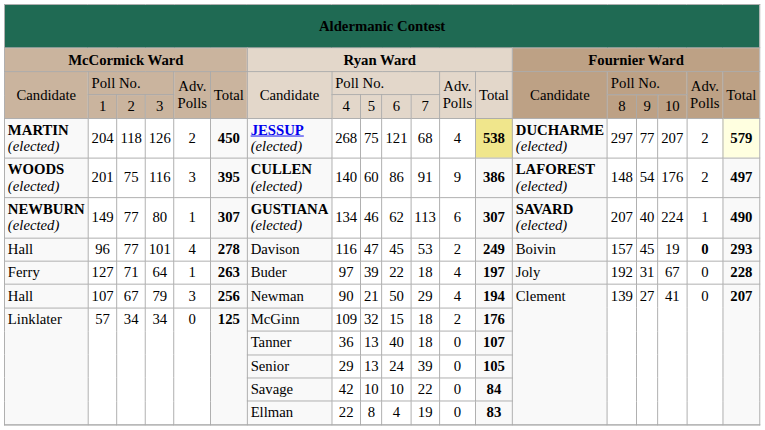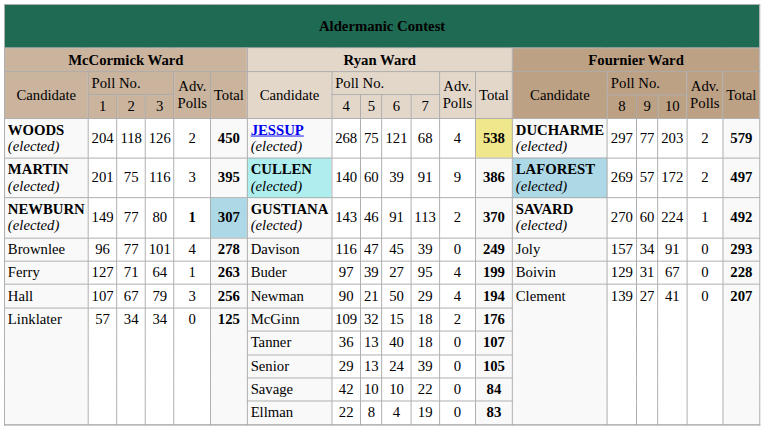(38, 138) MARTIN (elected) -> (36, 138) WOODS (elected)
(672, 138) 207 -> (672, 138) 203
(741, 138) lightyellow background -> (741, 138) no background
(36, 177) WOODS (elected) -> (38, 177) MARTIN (elected)
(281, 177) no background -> (281, 177) paleturquoise background
(397, 177) 86 -> (397, 177) 39
(555, 177) no background -> (555, 177) lightblue background
(622, 177) 148 -> (622, 177) 269
(647, 177) 54 -> (647, 177) 57
(672, 177) 176 -> (672, 177) 172
(192, 217) normal -> (192, 217) bold
(229, 217) no background -> (229, 217) lightblue background
(346, 217) 134 -> (346, 217) 143
(397, 217) 62 -> (397, 217) 91
(457, 217) 6 -> (457, 217) 2
(494, 217) 307 -> (494, 217) 370
(622, 217) 207 -> (622, 217) 270
(647, 217) 40 -> (647, 217) 60
(741, 217) 490 -> (741, 217) 492
(21, 249) Hall -> (36, 249) Brownlee
(425, 249) 53 -> (425, 249) 39
(457, 249) 2 -> (457, 249) 0
(536, 249) Boivin -> (528, 249) Joly
(647, 249) 45 -> (647, 249) 34
(672, 249) 19 -> (672, 249) 91
(705, 249) bold -> (705, 249) normal
(397, 272) 22 -> (397, 272) 27
(425, 272) 18 -> (425, 272) 95
(494, 272) 197 -> (494, 272) 199
(528, 272) Joly -> (536, 272) Boivin
(622, 272) 192 -> (622, 272) 129
